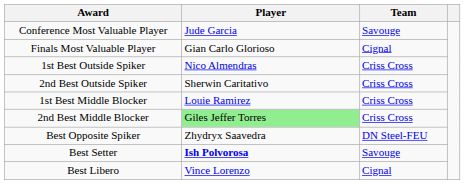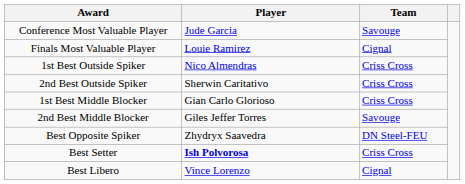(230, 48) Gian Carlo Glorioso -> (217, 48) Louie Ramirez
(217, 100) Louie Ramirez -> (230, 100) Gian Carlo Glorioso
(225, 118) lightgreen background -> (225, 118) no background
(387, 118) Criss Cross -> (381, 118) Savouge
(381, 153) Savouge -> (387, 153) Criss Cross
